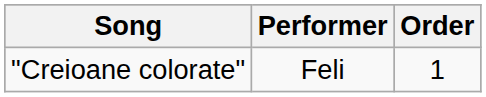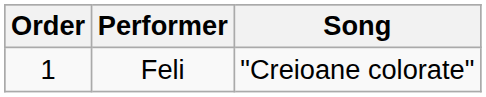columns swapped: (437, 26) <-> (128, 26)
